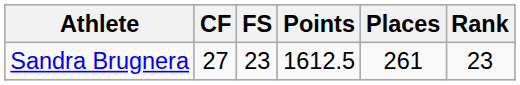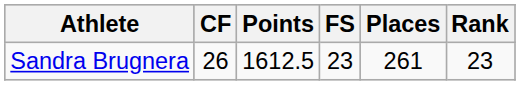columns swapped: (257, 24) <-> (319, 24)
(216, 61) 27 -> (216, 61) 26
